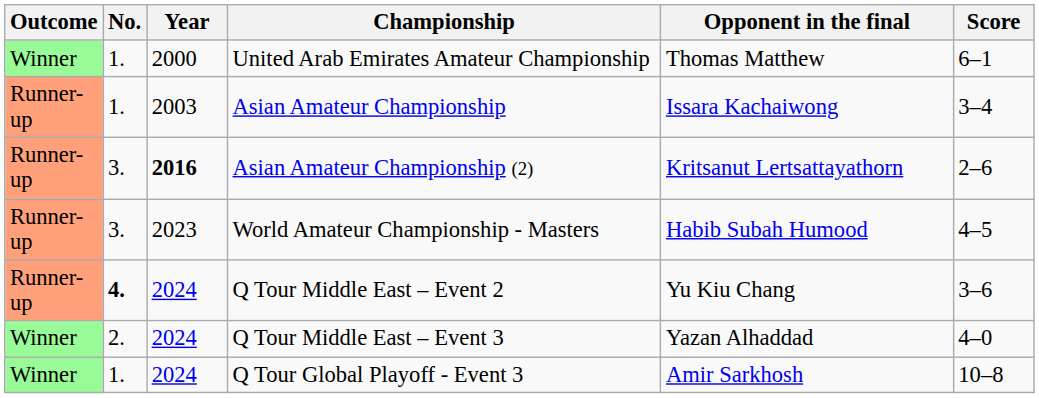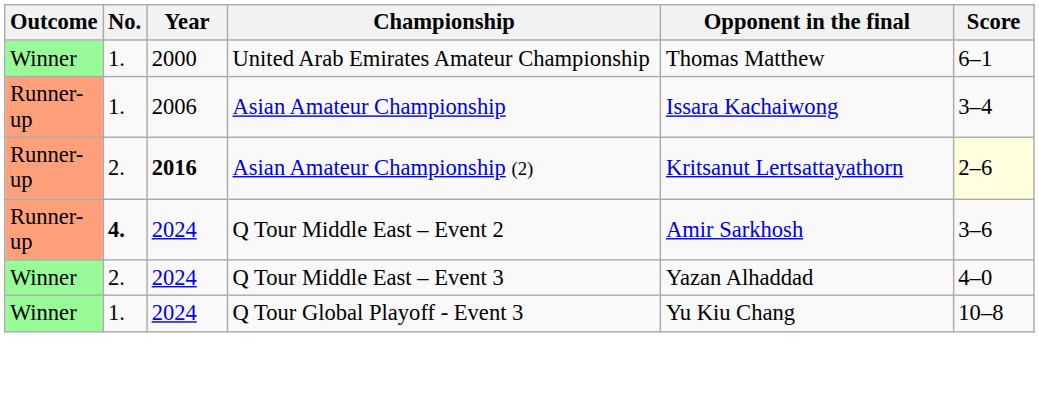(174, 106) 2003 -> (174, 106) 2006
(116, 167) 3. -> (116, 167) 2.
(975, 167) no background -> (975, 167) lightyellow background
- row: (416, 228)
(730, 290) Yu Kiu Chang -> (735, 228) Amir Sarkhosh
(735, 374) Amir Sarkhosh -> (730, 313) Yu Kiu Chang
